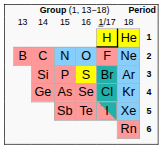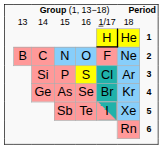(107, 74) Br -> (107, 74) Cl
(107, 93) Cl -> (107, 93) Br
